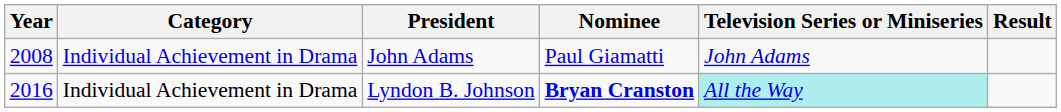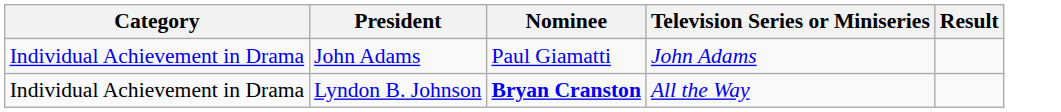- column: (31, 21)
(753, 90) paleturquoise background -> (700, 90) no background
